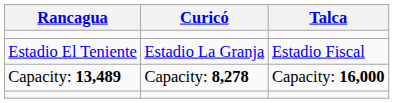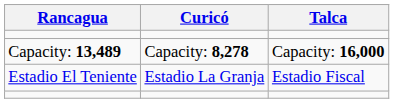rows swapped: (73, 51) <-> (65, 77)
